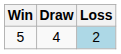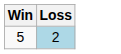- column: (56, 15)
